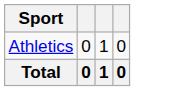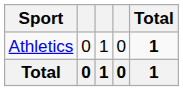+ column: (154, 19)
